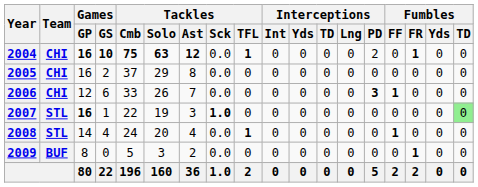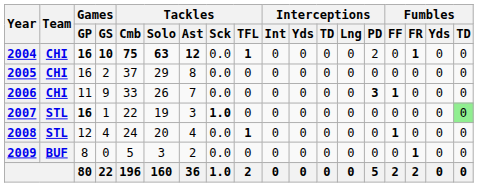(85, 93) 12 -> (85, 93) 11
(106, 93) 6 -> (106, 93) 9
(85, 133) 14 -> (85, 133) 12
